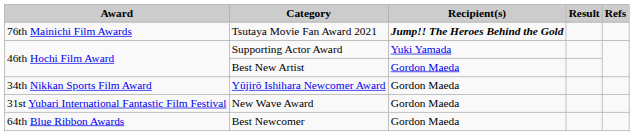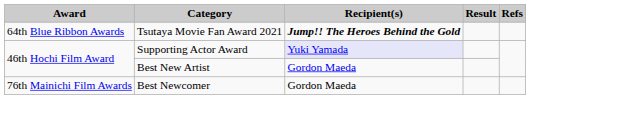(69, 31) 76th Mainichi Film Awards -> (66, 31) 64th Blue Ribbon Awards
(421, 49) no background -> (318, 49) lavender background
- row: (309, 85)
- row: (273, 103)
(66, 121) 64th Blue Ribbon Awards -> (69, 85) 76th Mainichi Film Awards
